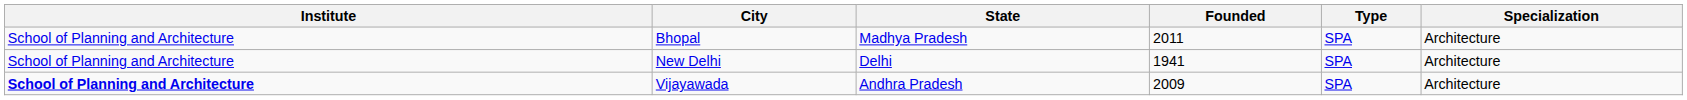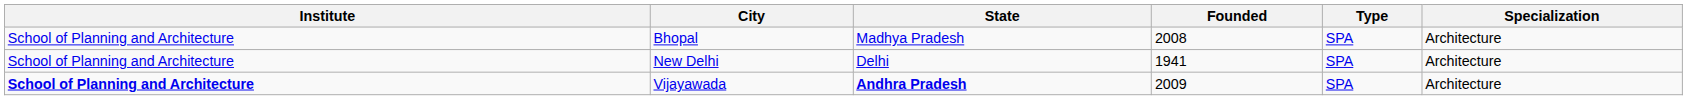(1168, 39) 2011 -> (1171, 39) 2008
(911, 84) normal -> (911, 84) bold
